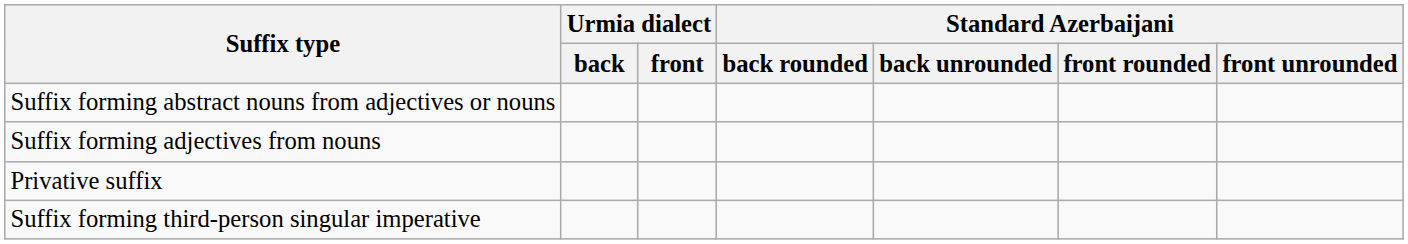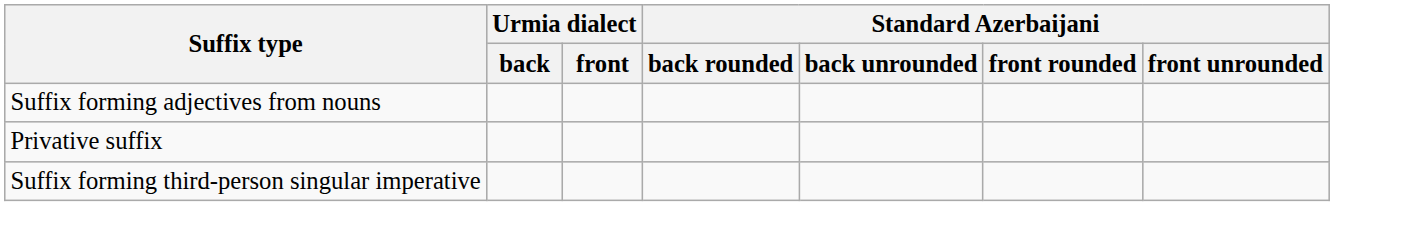- row: (283, 102)
